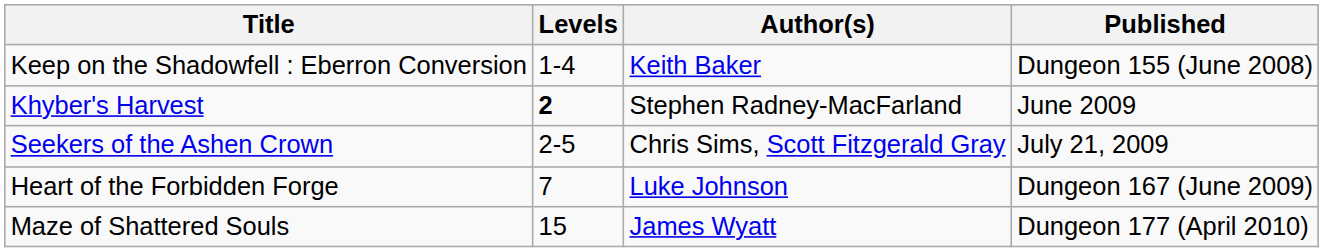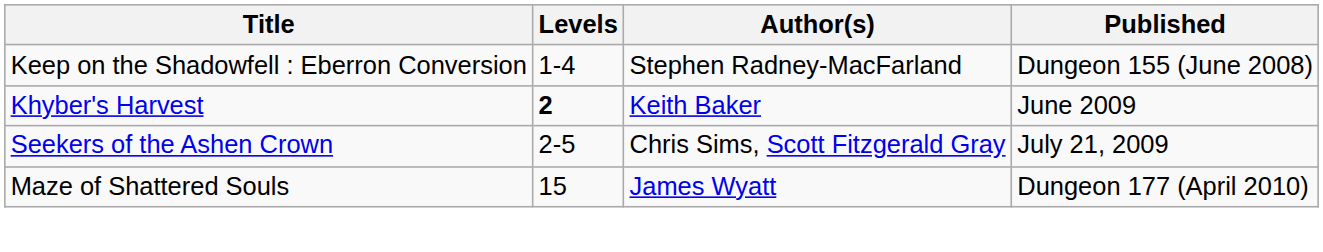(695, 65) Keith Baker -> (796, 65) Stephen Radney-MacFarland
(796, 105) Stephen Radney-MacFarland -> (695, 105) Keith Baker
- row: (175, 186)
